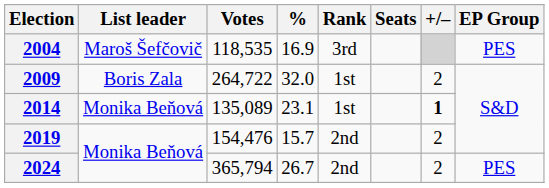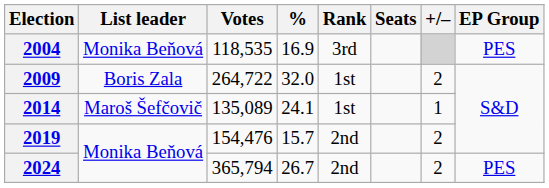(143, 49) Maroš Šefčovič -> (143, 49) Monika Beňová
(143, 108) Monika Beňová -> (143, 108) Maroš Šefčovič
(298, 108) 23.1 -> (298, 108) 24.1
(438, 108) bold -> (438, 108) normal
